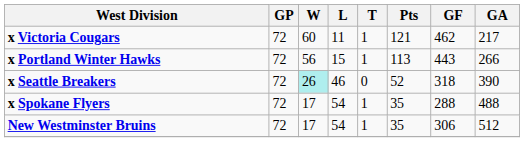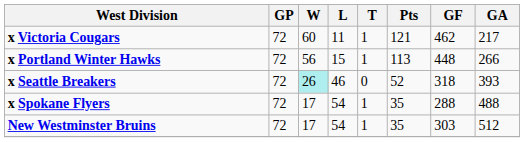(445, 59) 443 -> (445, 59) 448
(489, 81) 390 -> (489, 81) 393
(445, 125) 306 -> (445, 125) 303
